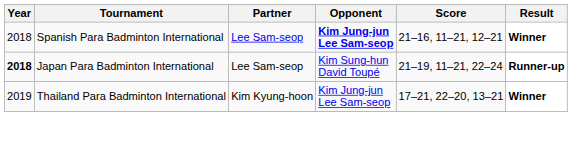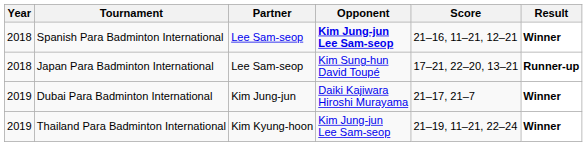(19, 67) bold -> (19, 67) normal
(451, 67) 21–19, 11–21, 22–24 -> (466, 67) 17–21, 22–20, 13–21
+ row: (125, 97)
(451, 97) 17–21, 22–20, 13–21 -> (465, 127) 21–19, 11–21, 22–24
